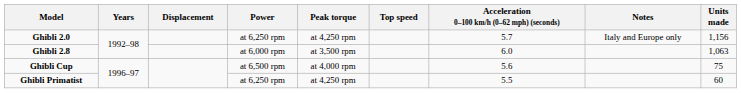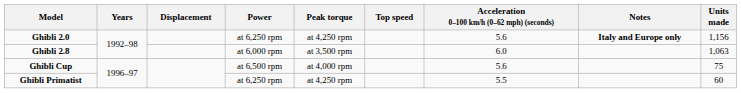(507, 36) 5.7 -> (501, 36) 5.6
(643, 36) normal -> (640, 36) bold
